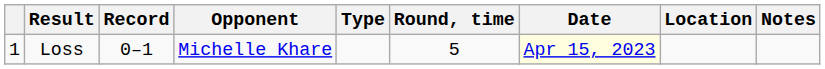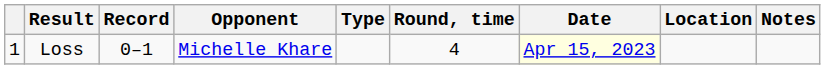(454, 50) 5 -> (454, 50) 4
